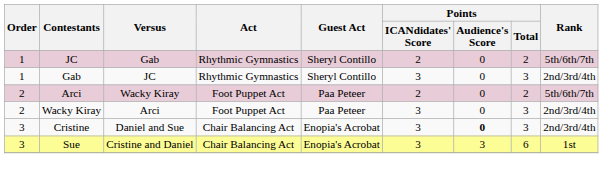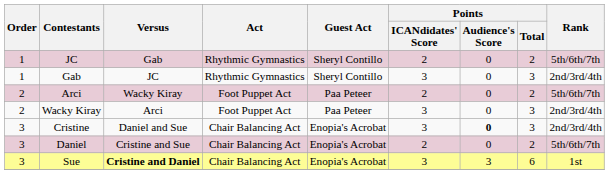+ row: (72, 144)
(150, 144) normal -> (153, 161) bold
